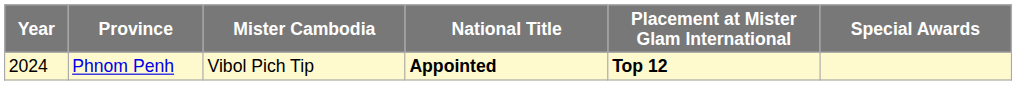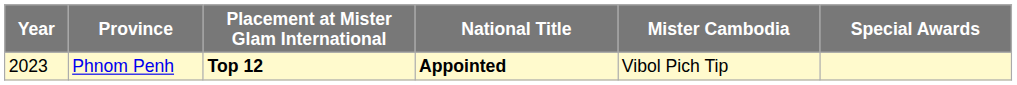columns swapped: (304, 29) <-> (714, 29)
(28, 66) 2024 -> (28, 66) 2023
